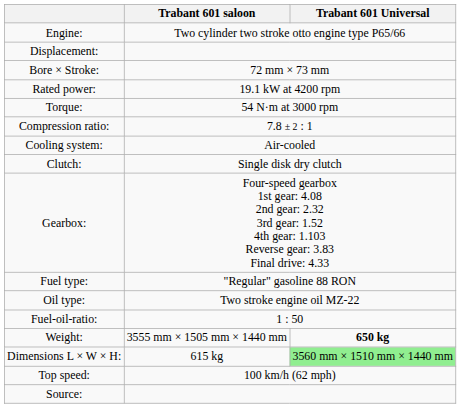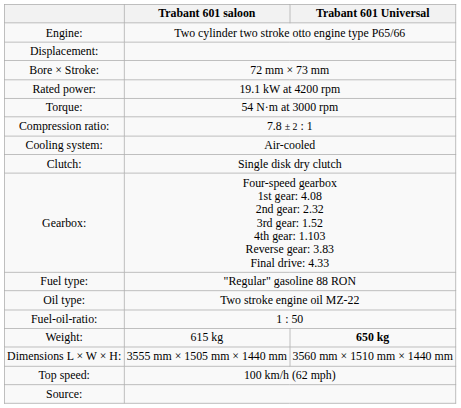(207, 337) 3555 mm × 1505 mm × 1440 mm -> (207, 337) 615 kg
(207, 356) 615 kg -> (207, 356) 3555 mm × 1505 mm × 1440 mm
(373, 356) lightgreen background -> (373, 356) no background
